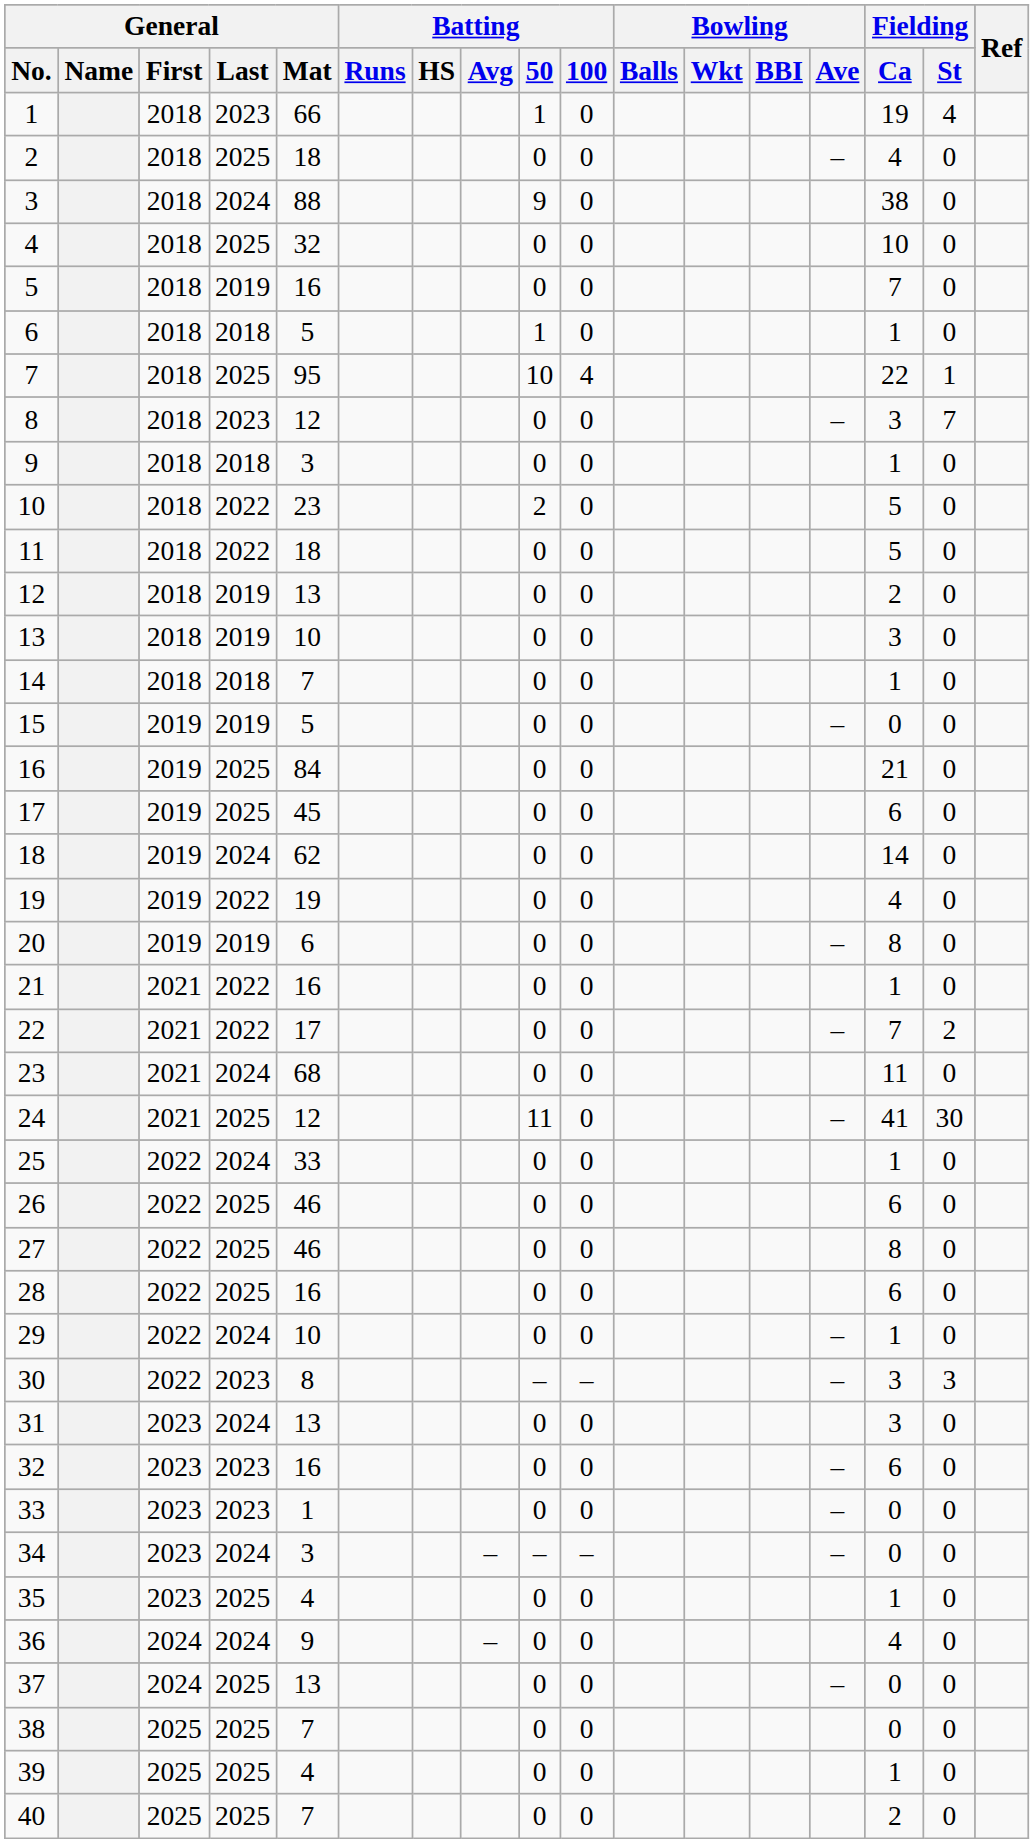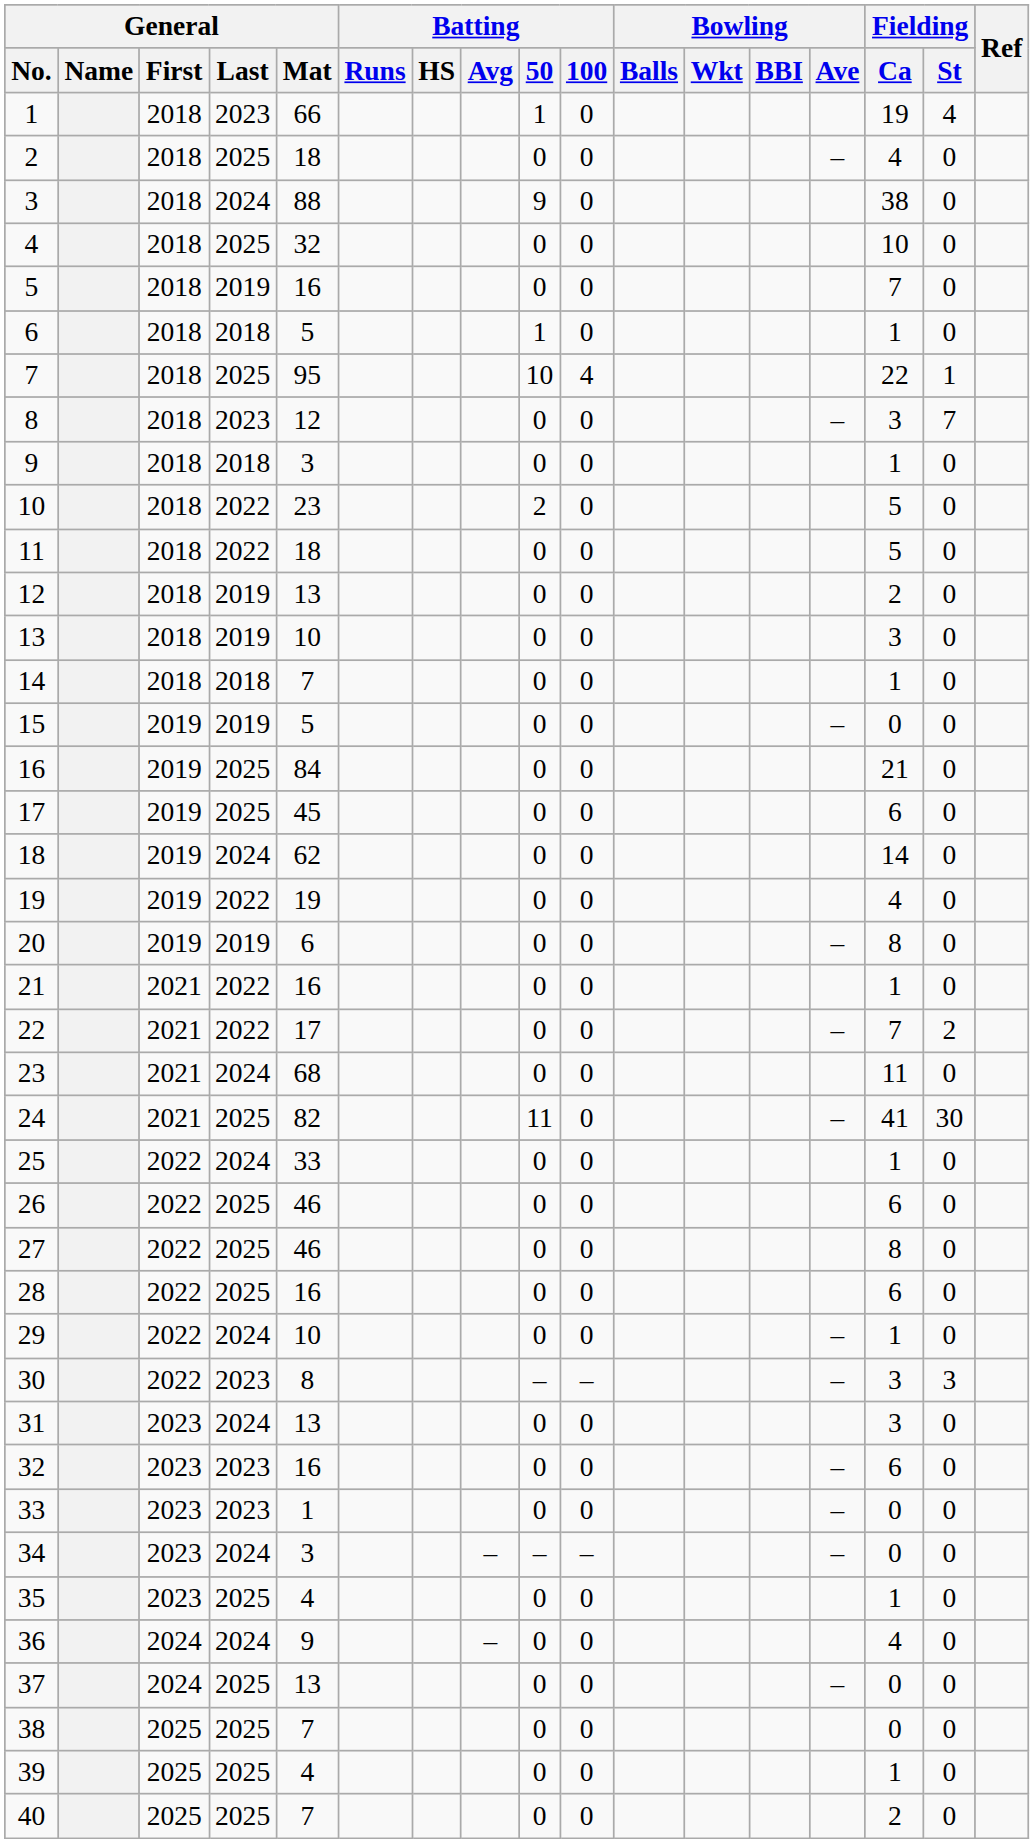(307, 1117) 12 -> (307, 1117) 82
